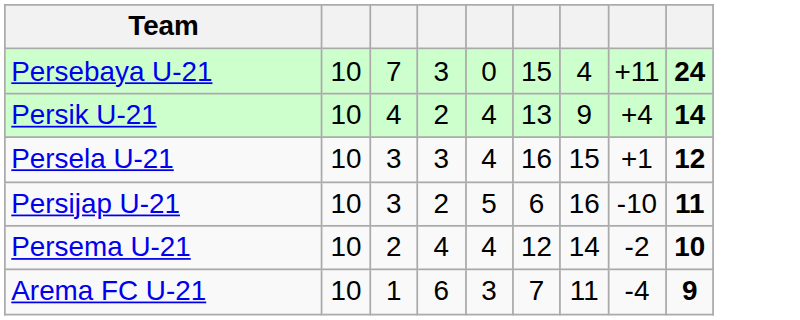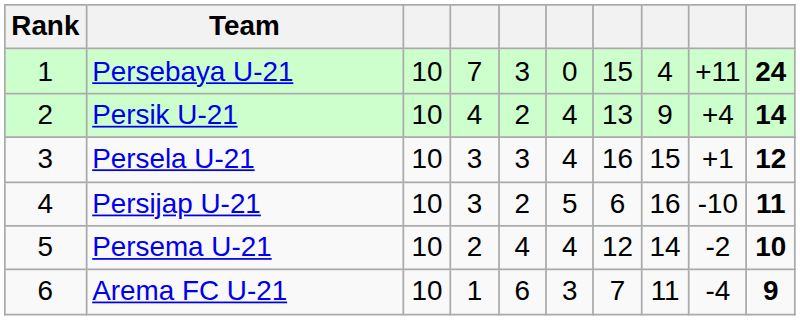+ column: (45, 26)
